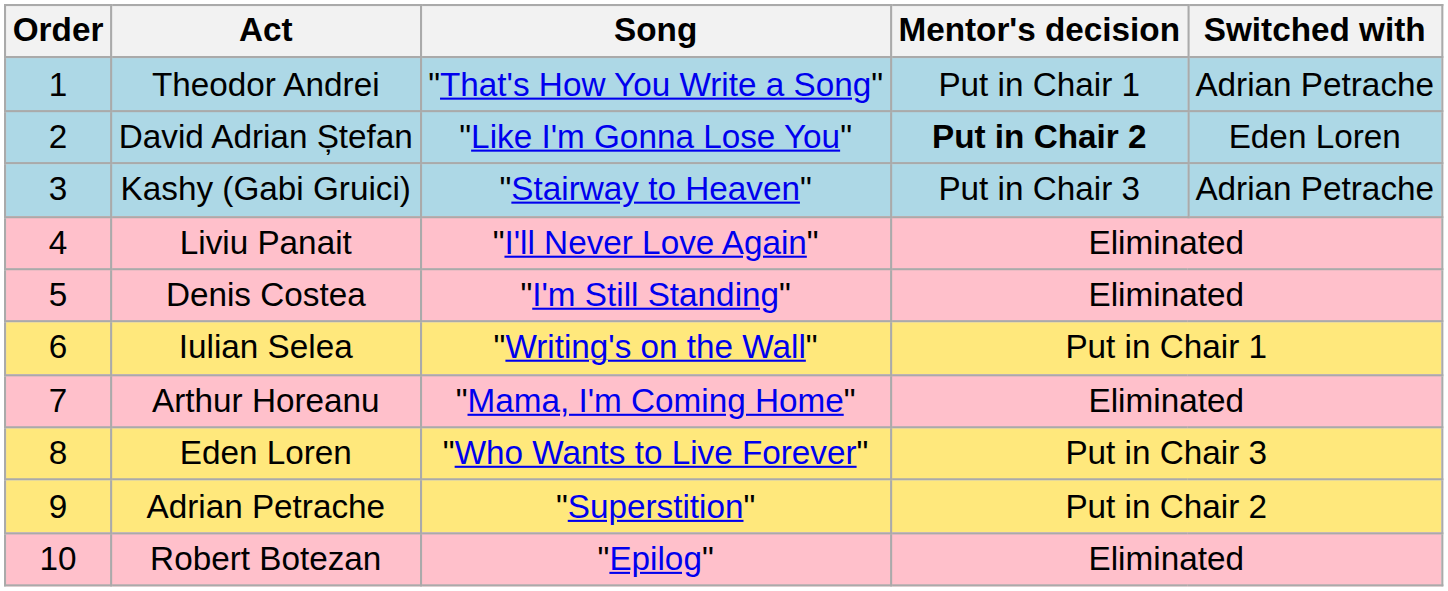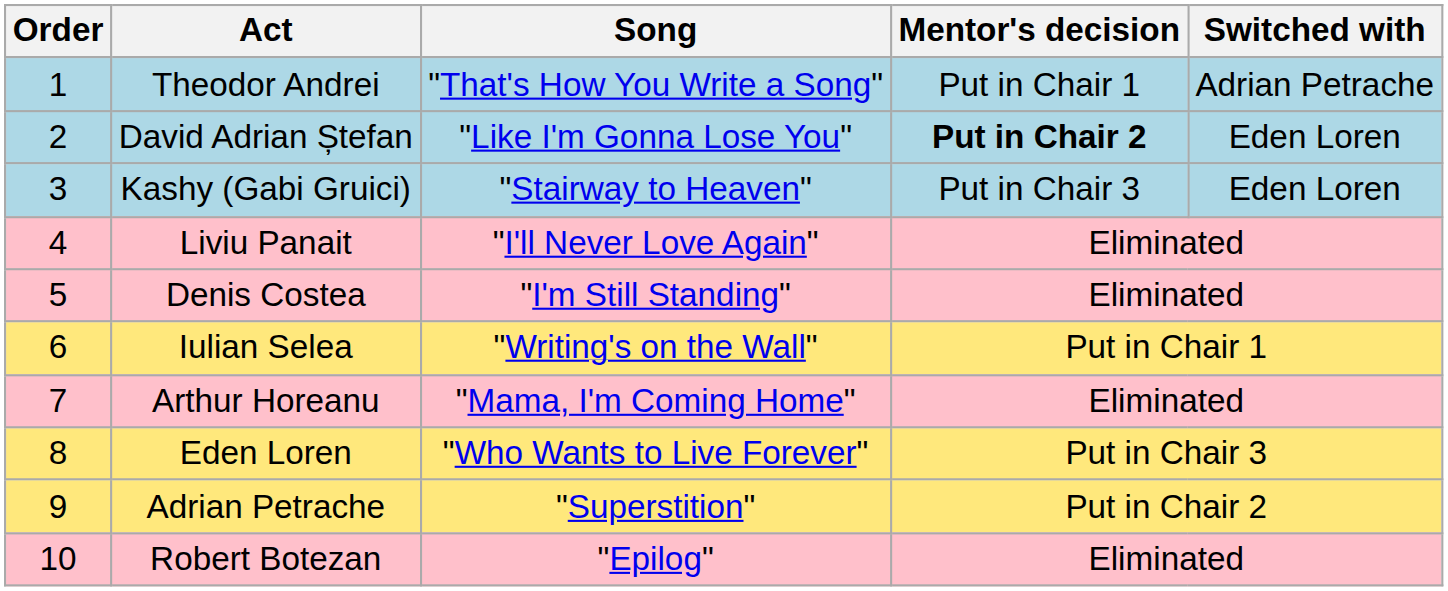(1315, 189) Adrian Petrache -> (1315, 189) Eden Loren
